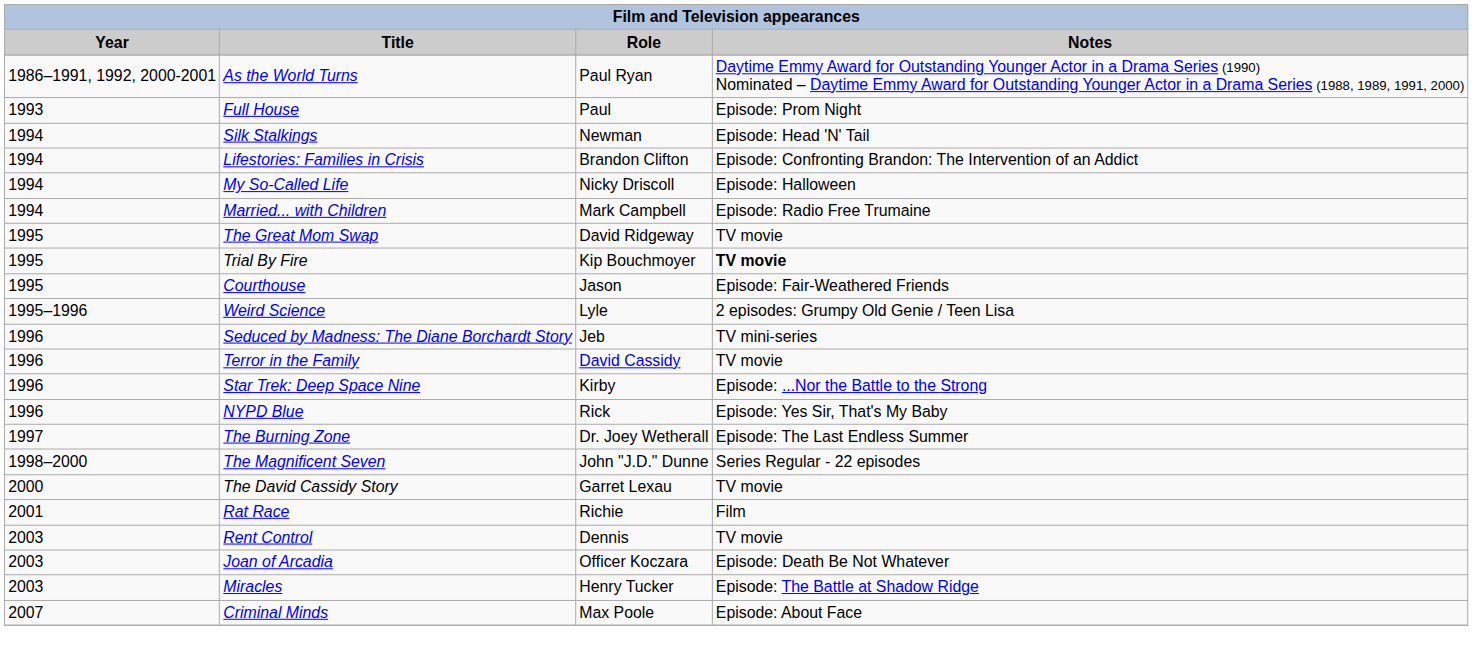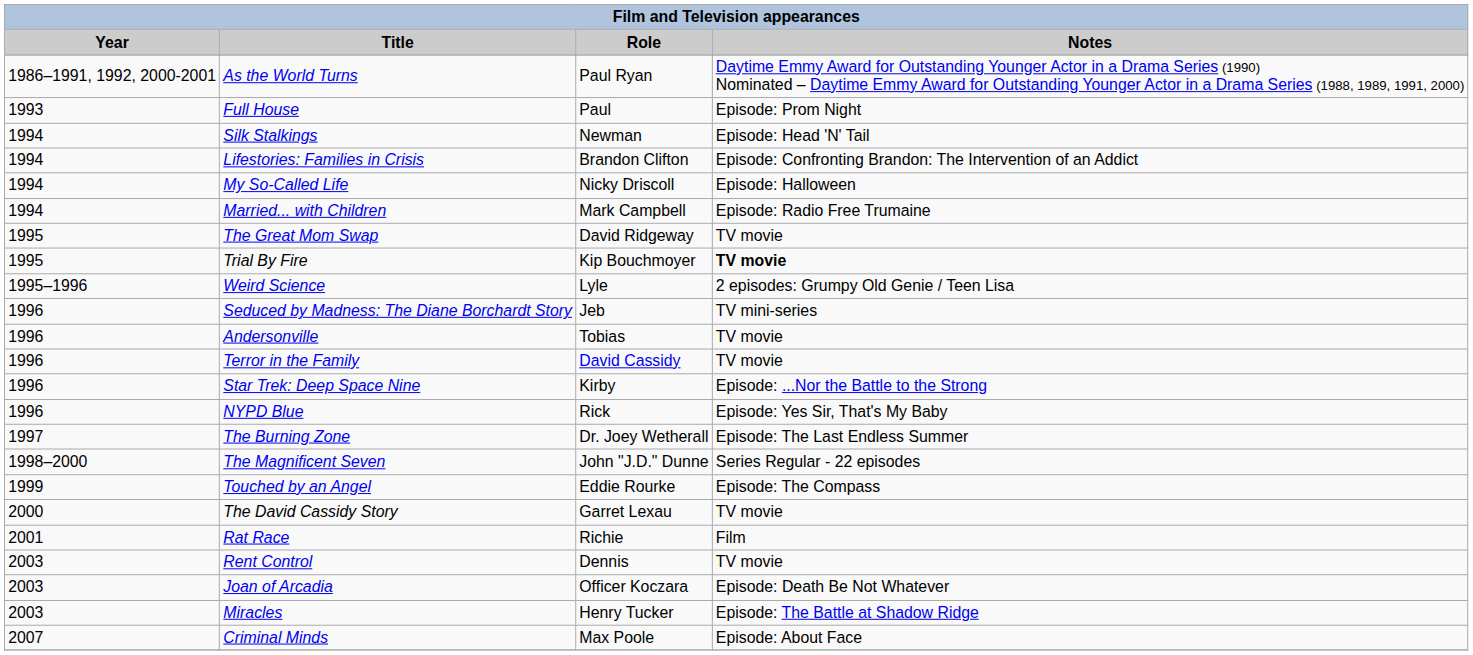- row: (264, 286)
+ row: (271, 336)
+ row: (297, 487)
